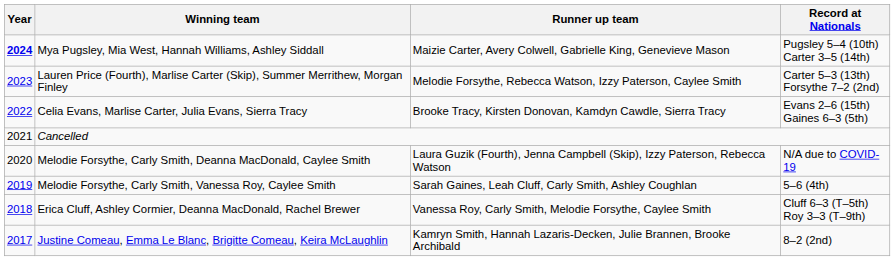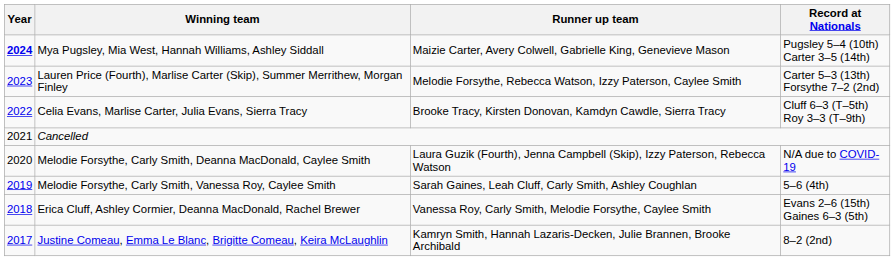(827, 112) Evans 2–6 (15th) Gaines 6–3 (5th) -> (826, 112) Cluff 6–3 (T–5th) Roy 3–3 (T–9th)
(826, 209) Cluff 6–3 (T–5th) Roy 3–3 (T–9th) -> (827, 209) Evans 2–6 (15th) Gaines 6–3 (5th)
